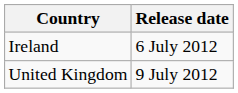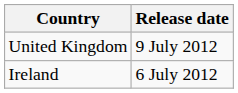rows swapped: (34, 46) <-> (68, 74)
